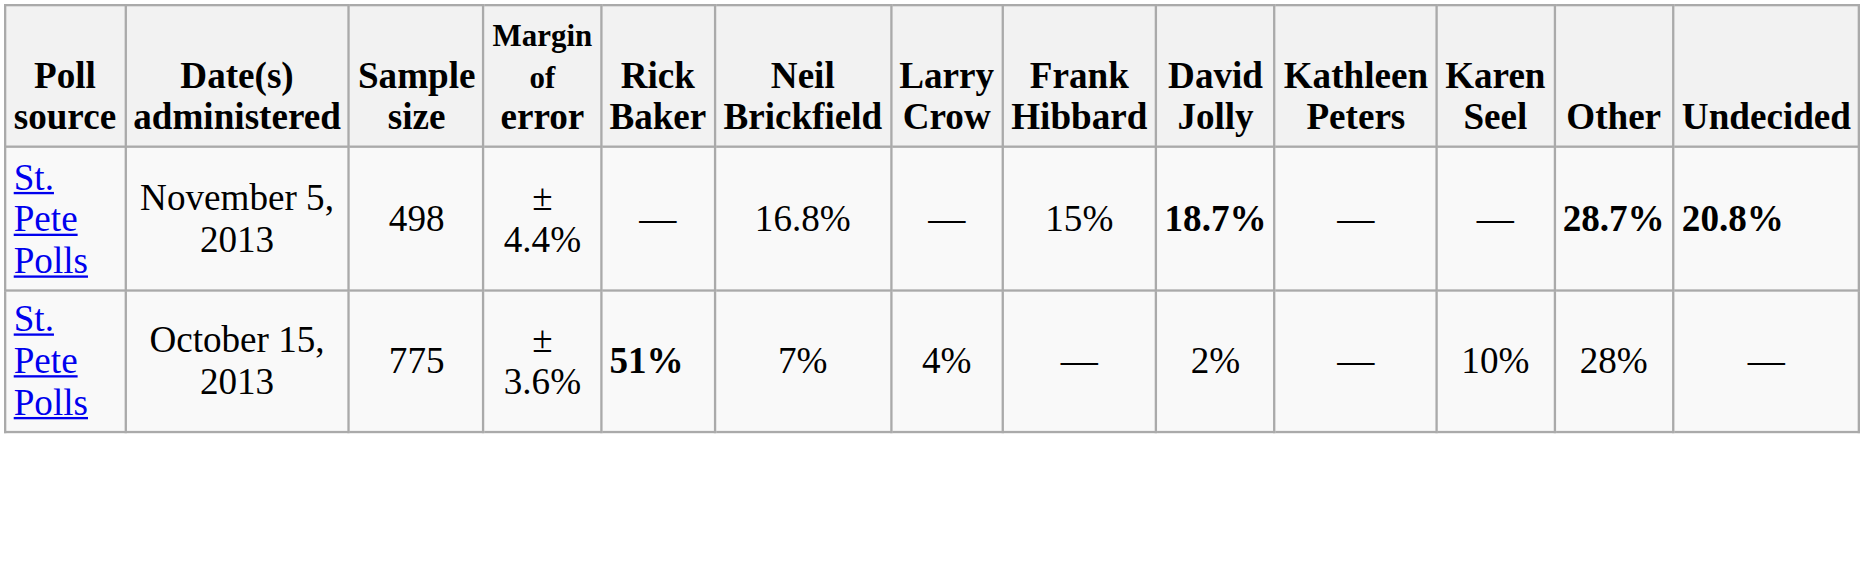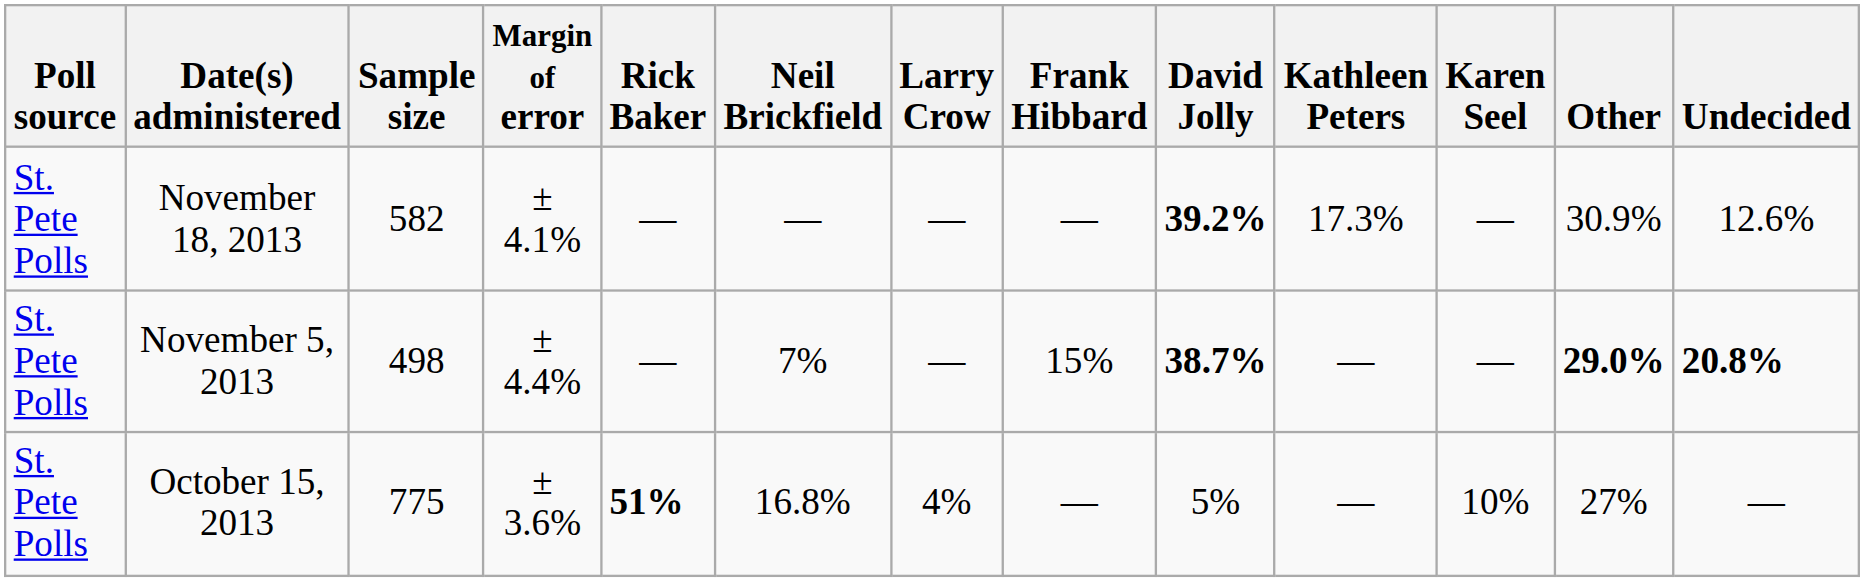+ row: (237, 218)
(803, 218) 16.8% -> (803, 360) 7%
(1216, 218) 18.7% -> (1216, 360) 38.7%
(1614, 218) 28.7% -> (1614, 360) 29.0%
(803, 360) 7% -> (803, 502) 16.8%
(1216, 360) 2% -> (1216, 502) 5%
(1614, 360) 28% -> (1614, 502) 27%
